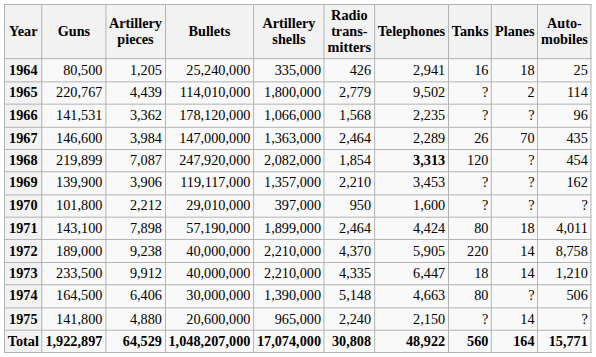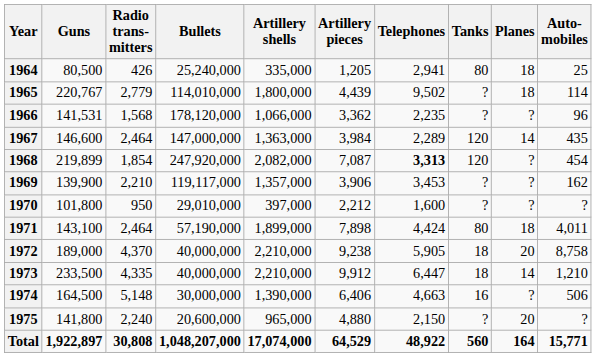columns swapped: (135, 31) <-> (349, 31)
(481, 70) 16 -> (481, 70) 80
(531, 92) 2 -> (527, 92) 18
(481, 138) 26 -> (478, 138) 120
(527, 138) 70 -> (527, 138) 14
(478, 251) 220 -> (481, 251) 18
(527, 251) 14 -> (527, 251) 20
(481, 296) 80 -> (481, 296) 16
(527, 318) 14 -> (527, 318) 20
